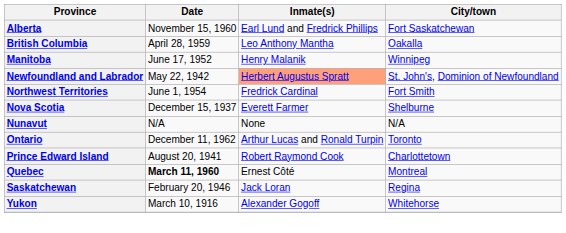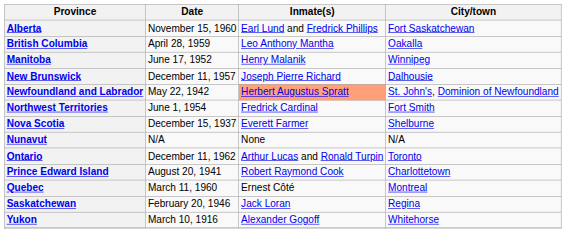+ row: (44, 76)
(184, 172) bold -> (183, 188) normal
